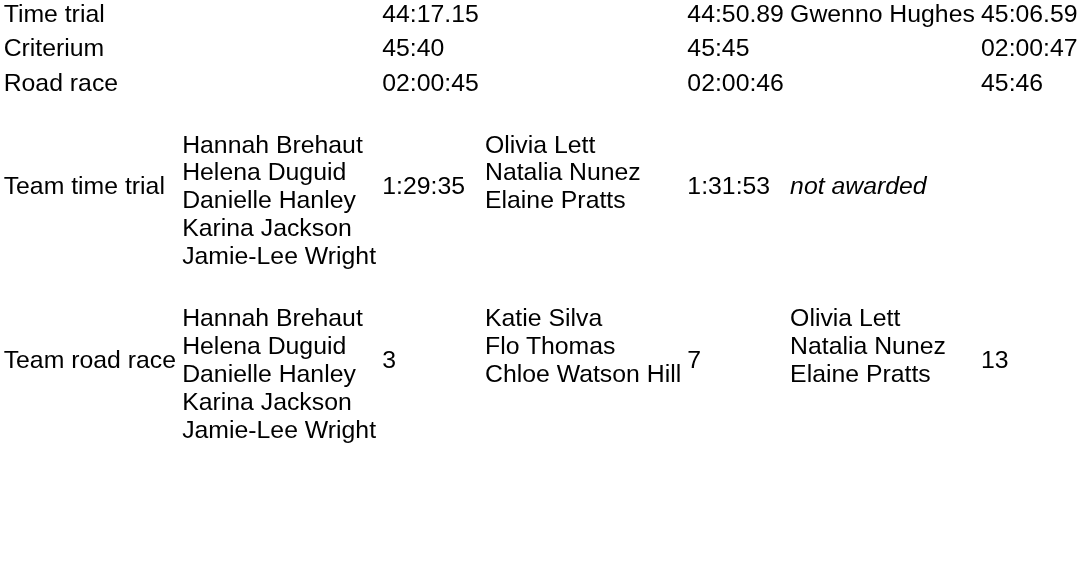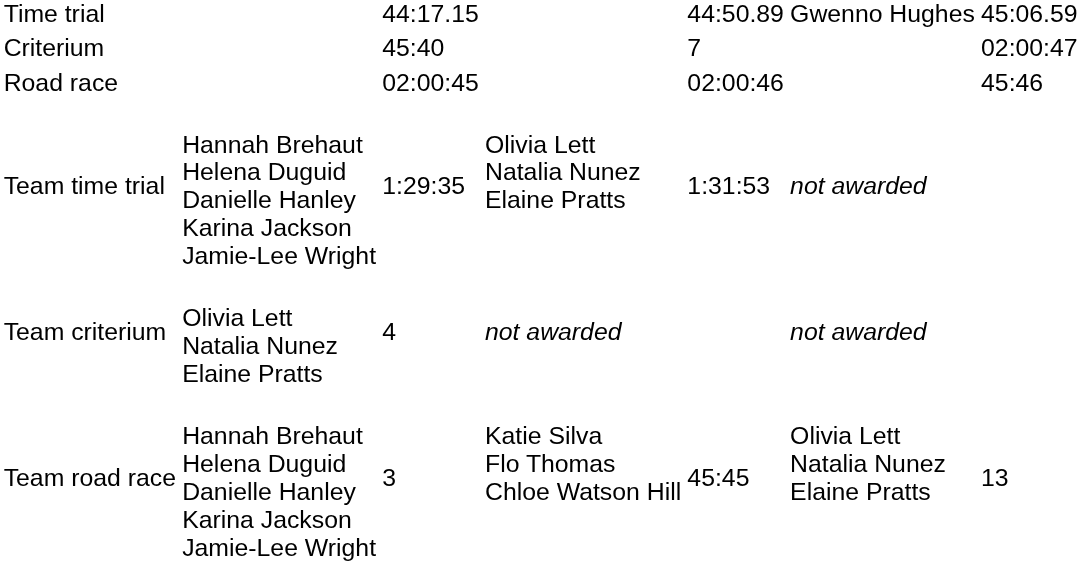(718, 48) 45:45 -> (694, 48) 7
+ row: (85, 332)
(694, 359) 7 -> (718, 477) 45:45
